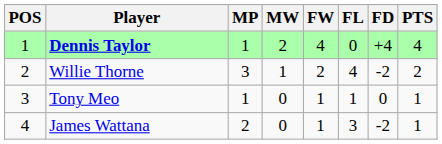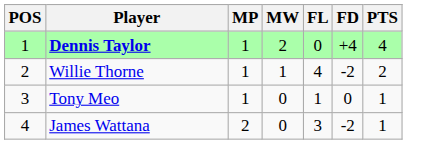- column: (321, 17)
(245, 71) 3 -> (245, 71) 1
